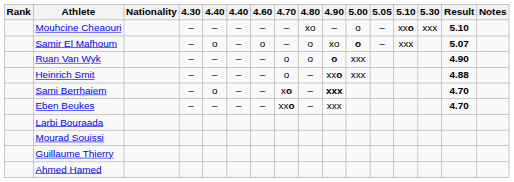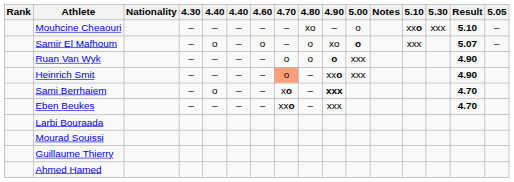columns swapped: (382, 12) <-> (493, 12)
(286, 75) no background -> (286, 75) lightsalmon background
(459, 75) 4.88 -> (467, 75) 4.90
